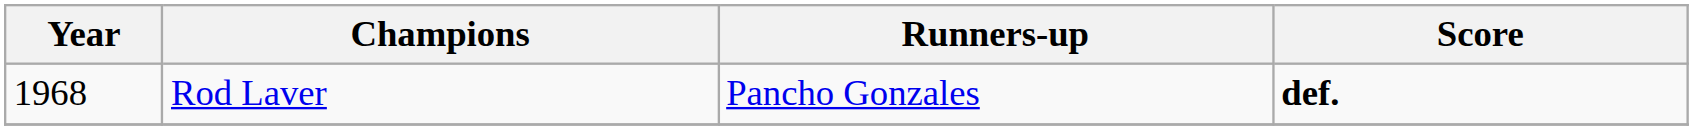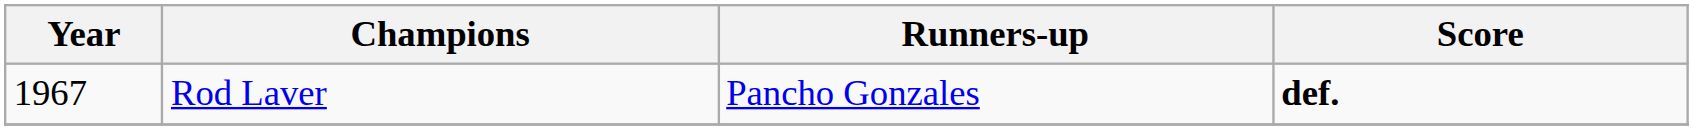(50, 92) 1968 -> (50, 92) 1967
